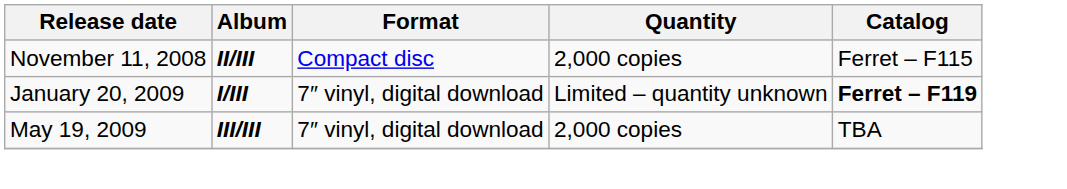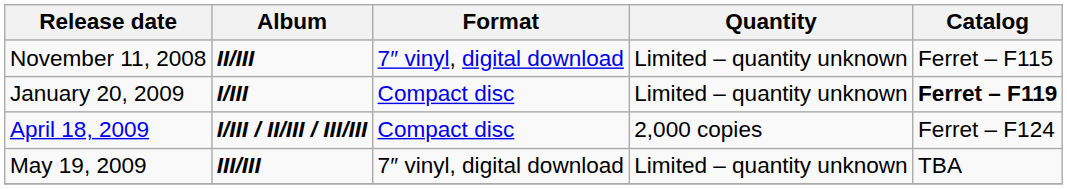(366, 58) Compact disc -> (501, 58) 7″ vinyl, digital download
(618, 58) 2,000 copies -> (771, 58) Limited – quantity unknown
(421, 93) 7″ vinyl, digital download -> (446, 93) Compact disc
+ row: (80, 129)
(618, 129) 2,000 copies -> (771, 165) Limited – quantity unknown
